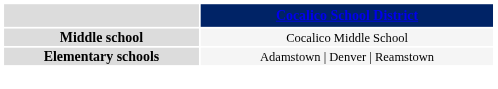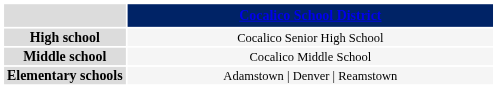+ row: (65, 37)
